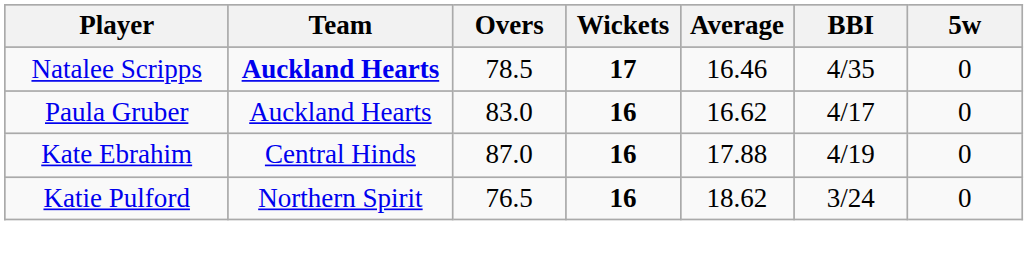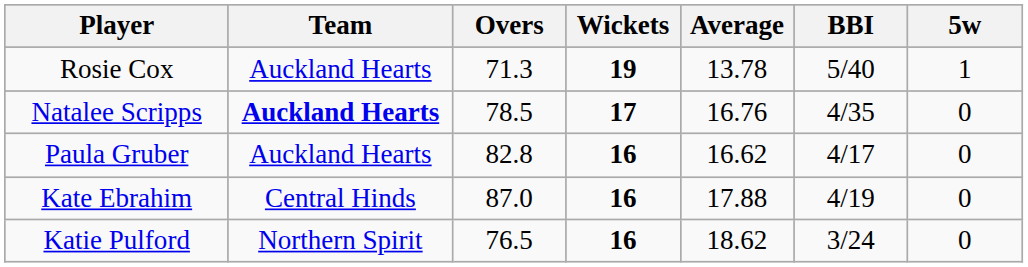+ row: (117, 68)
(737, 68) 16.46 -> (737, 111) 16.76
(509, 111) 83.0 -> (509, 154) 82.8
